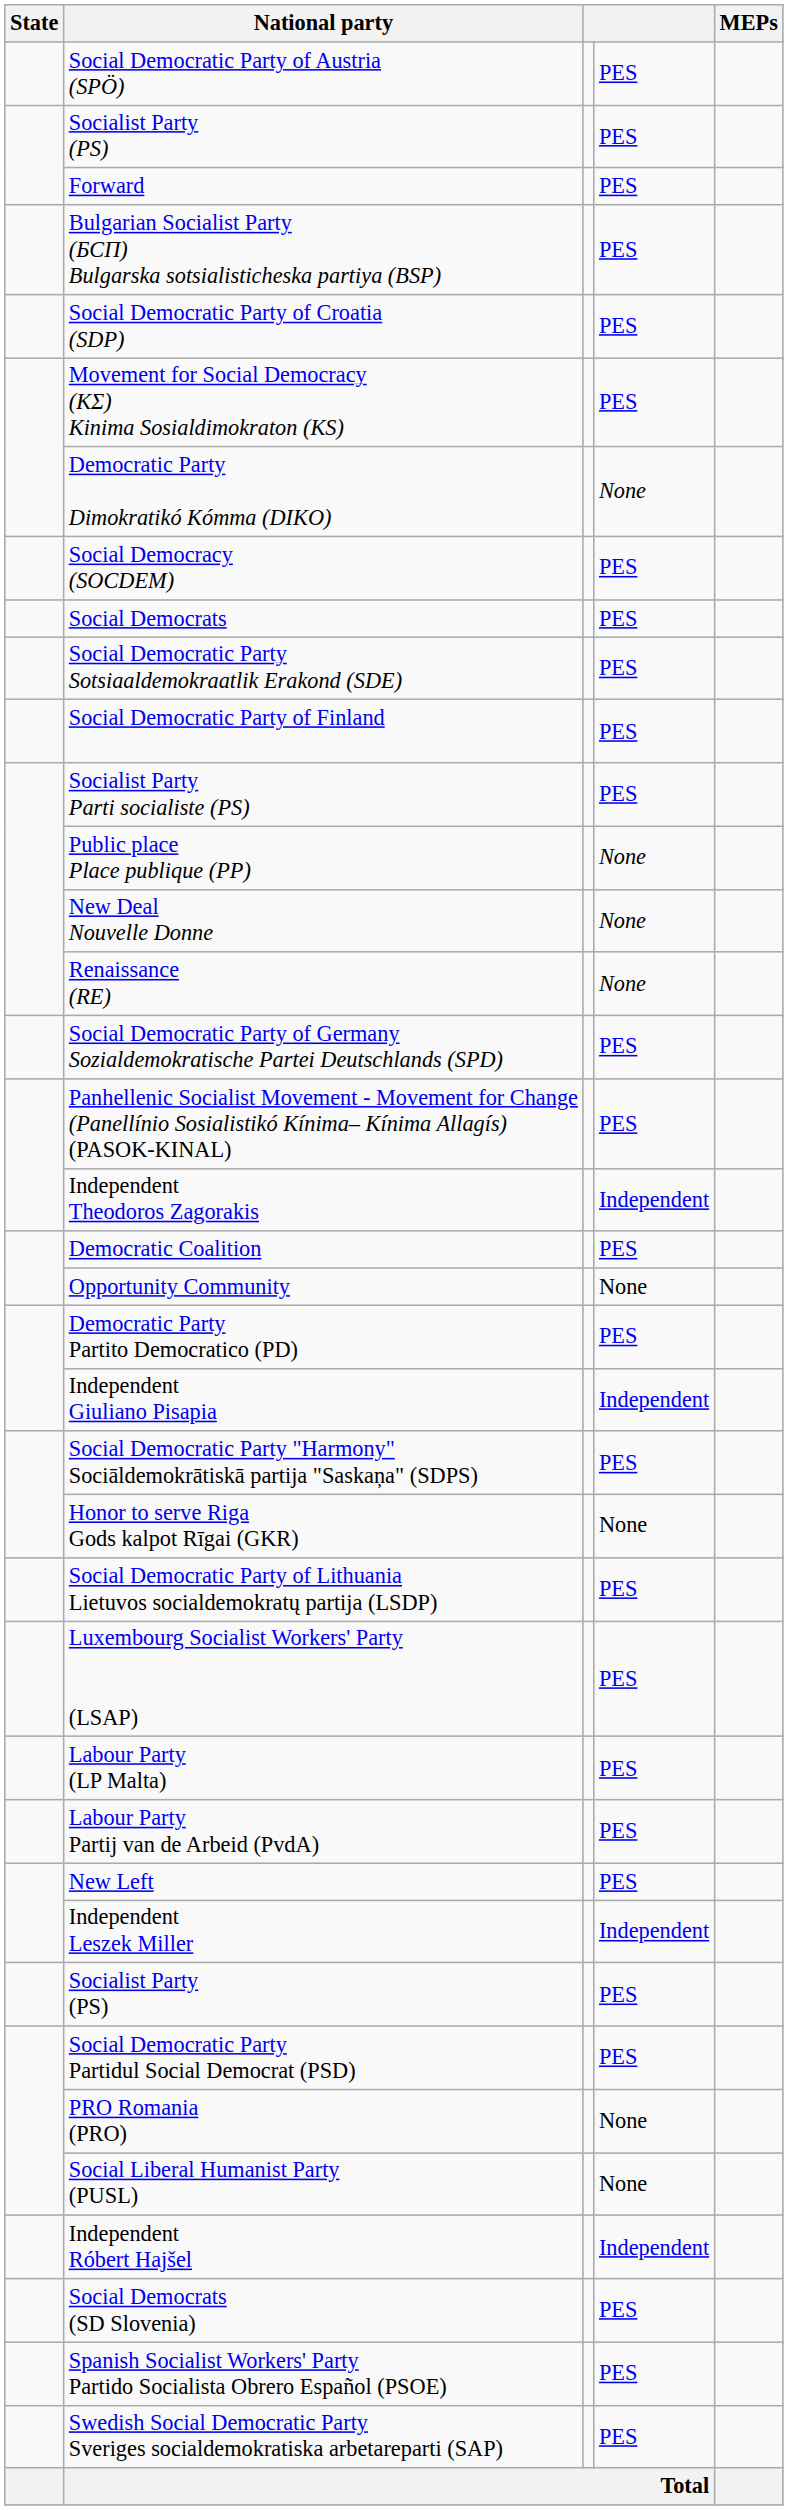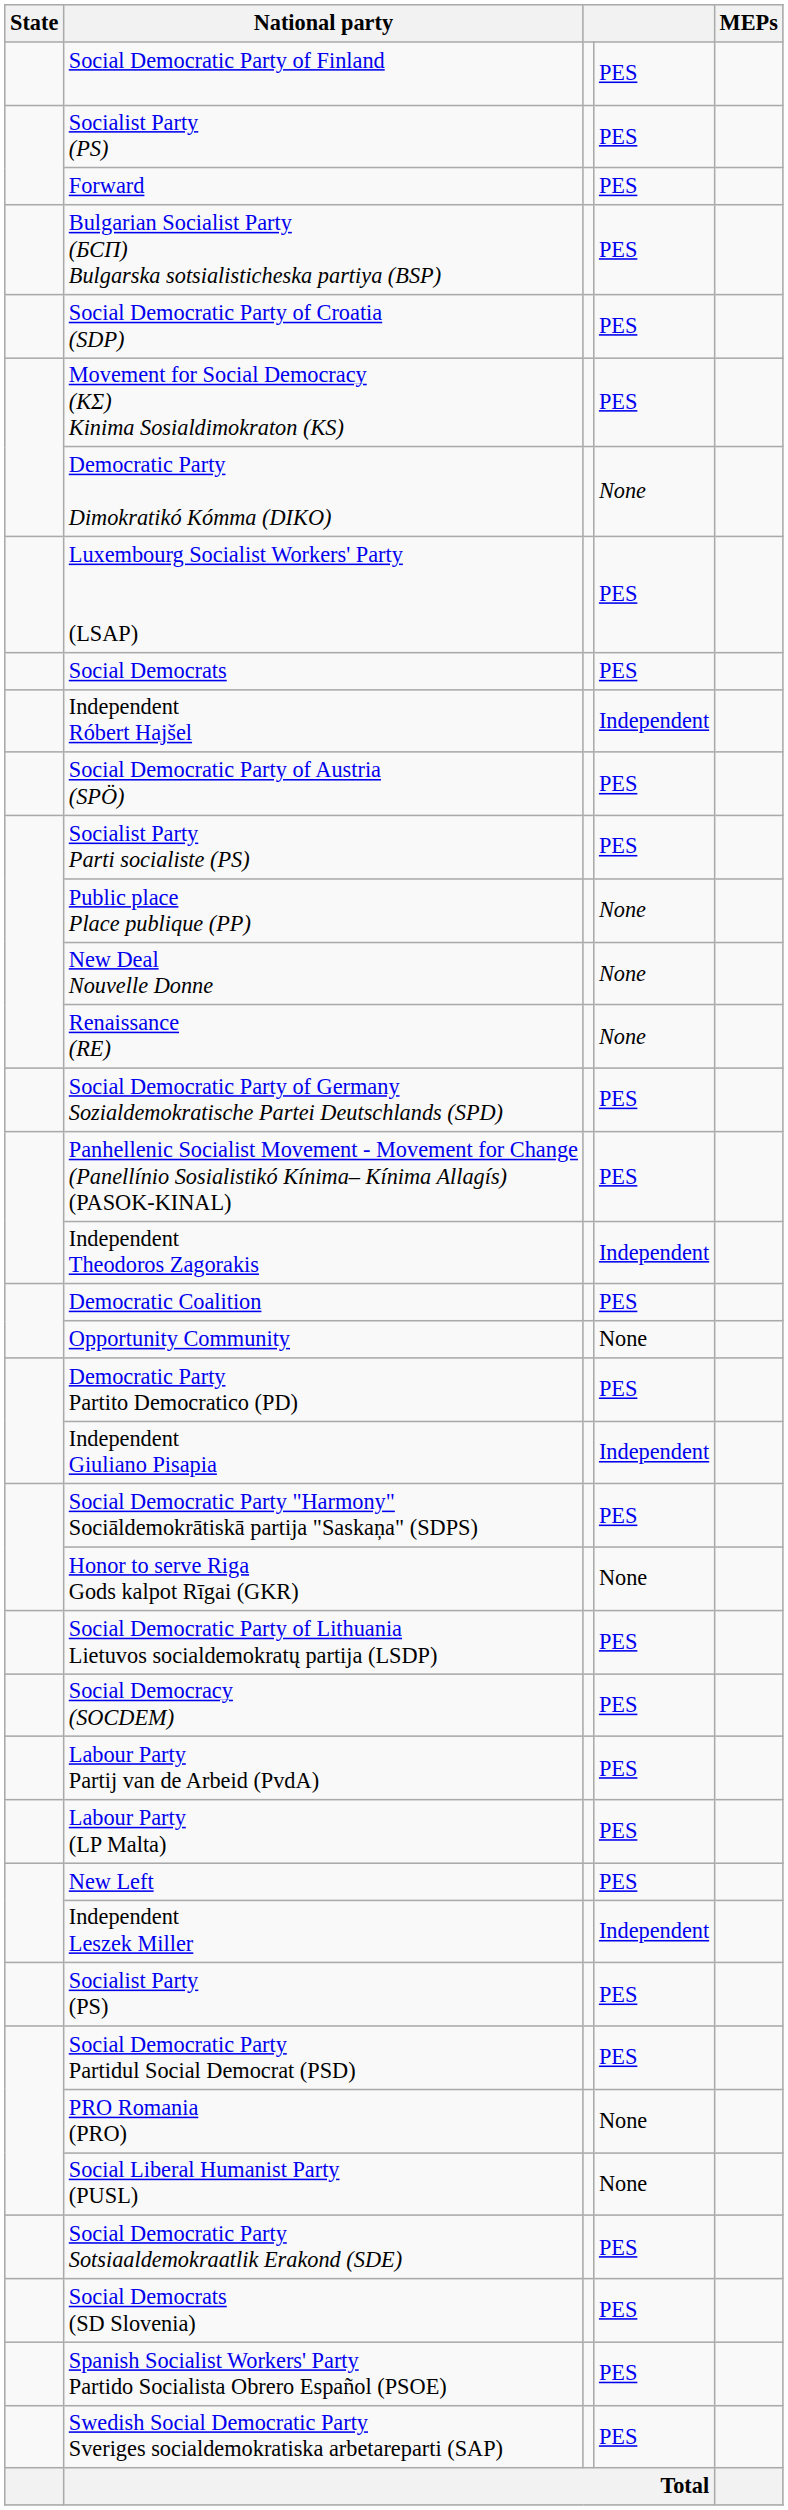rows swapped: (225, 73) <-> (227, 718)
rows swapped: (151, 568) <-> (236, 1678)
rows swapped: (235, 668) <-> (130, 2247)
rows swapped: (127, 1768) <-> (194, 1831)
